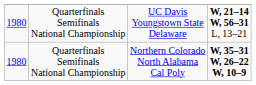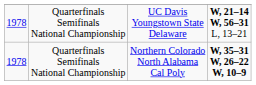(17, 23) 1980 -> (17, 23) 1978
(17, 61) 1980 -> (17, 61) 1978
